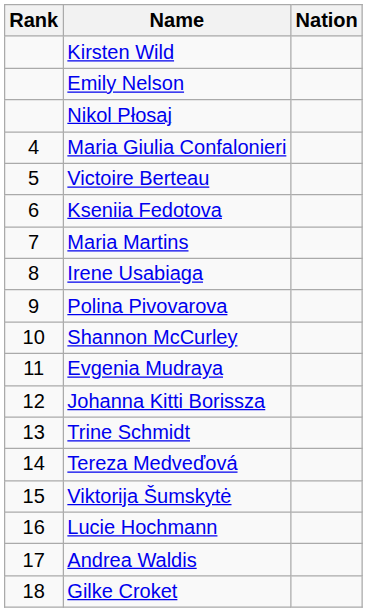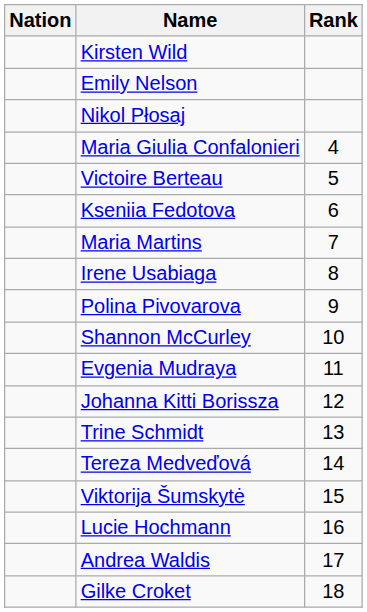columns swapped: (34, 20) <-> (327, 20)
